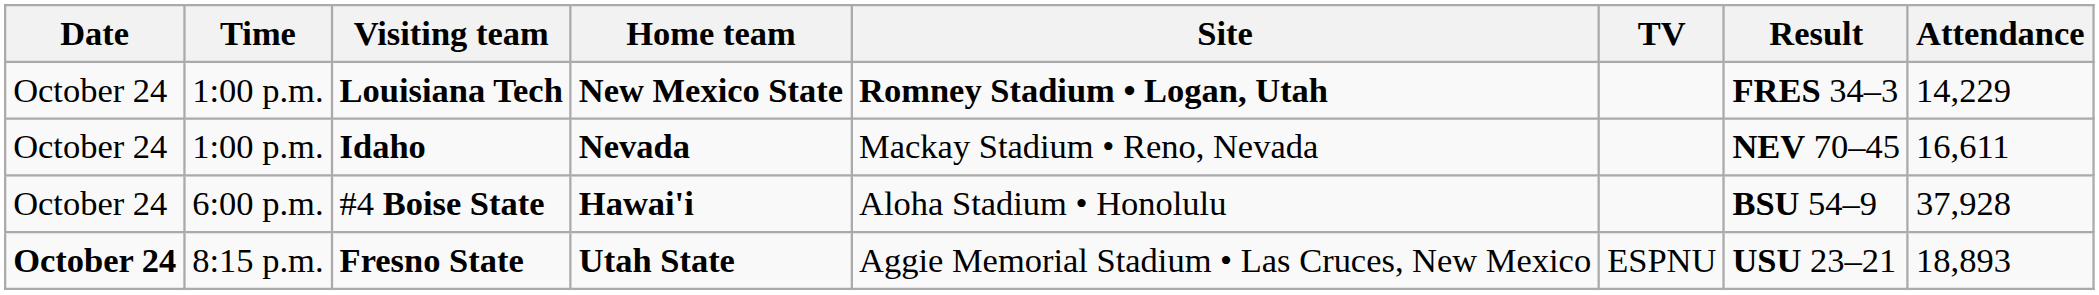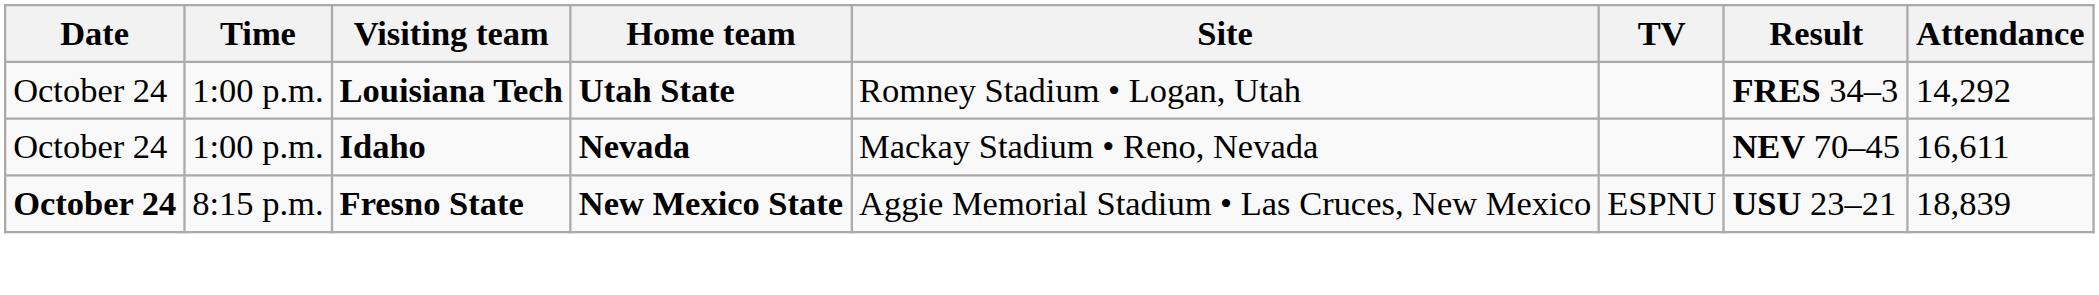(711, 90) New Mexico State -> (657, 90) Utah State
(1094, 90) bold -> (1080, 90) normal
(1963, 90) 14,229 -> (1963, 90) 14,292
- row: (442, 203)
(657, 260) Utah State -> (711, 203) New Mexico State
(1963, 260) 18,893 -> (1963, 203) 18,839
